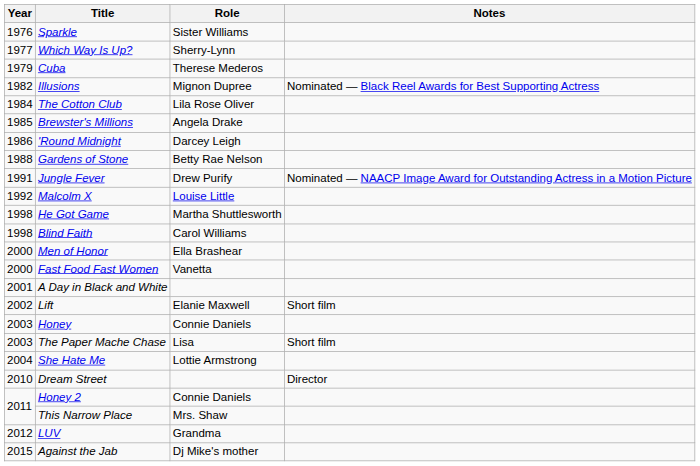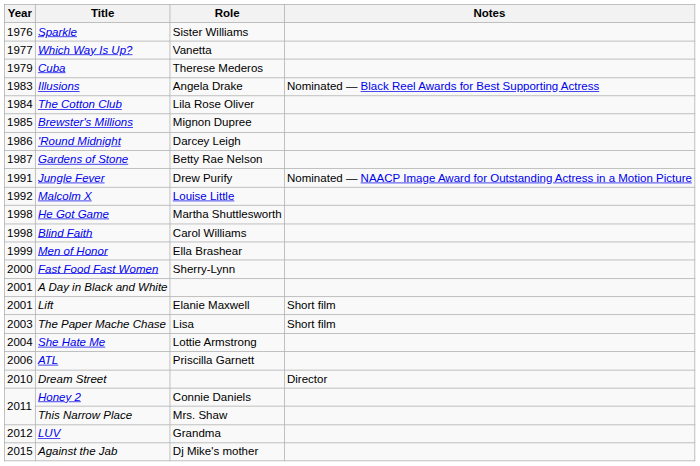(204, 50) Sherry-Lynn -> (192, 50) Vanetta
(20, 86) 1982 -> (20, 86) 1983
(212, 86) Mignon Dupree -> (208, 86) Angela Drake
(208, 123) Angela Drake -> (212, 123) Mignon Dupree
(20, 159) 1988 -> (20, 159) 1987
(20, 251) 2000 -> (20, 251) 1999
(192, 269) Vanetta -> (204, 269) Sherry-Lynn
(20, 305) 2002 -> (20, 305) 2001
- row: (55, 324)
+ row: (48, 360)
